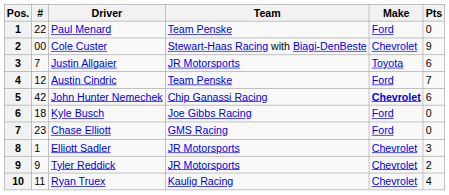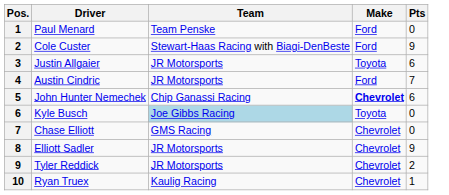- column: (40, 13)
(394, 47) Chevrolet -> (366, 47) Ford
(200, 80) Team Penske -> (187, 80) JR Motorsports
(210, 114) no background -> (193, 114) lightblue background
(383, 114) Ford -> (371, 114) Toyota
(383, 131) Ford -> (378, 131) Chevrolet
(429, 148) 3 -> (412, 148) 9
(429, 181) 4 -> (412, 181) 1
